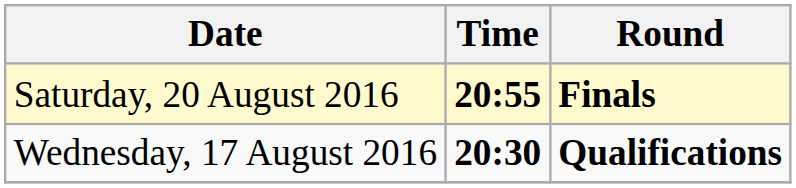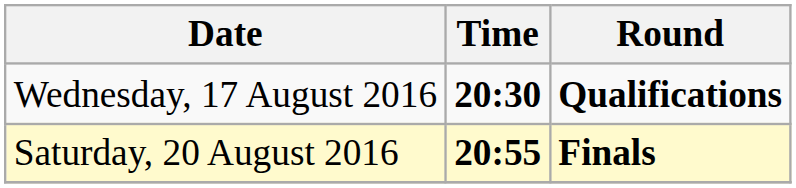rows swapped: (225, 152) <-> (206, 93)
